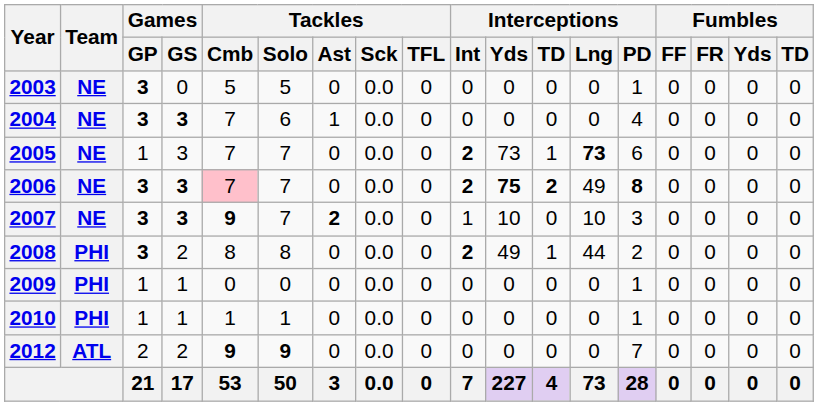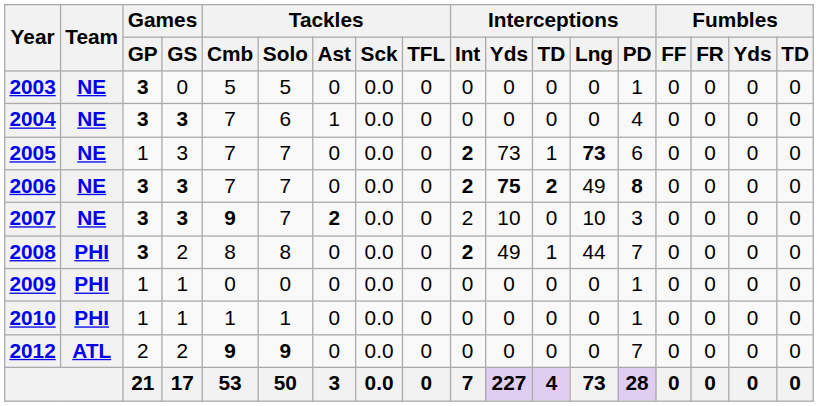(230, 185) pink background -> (230, 185) no background
(468, 218) 1 -> (468, 218) 2
(637, 251) 2 -> (637, 251) 7
